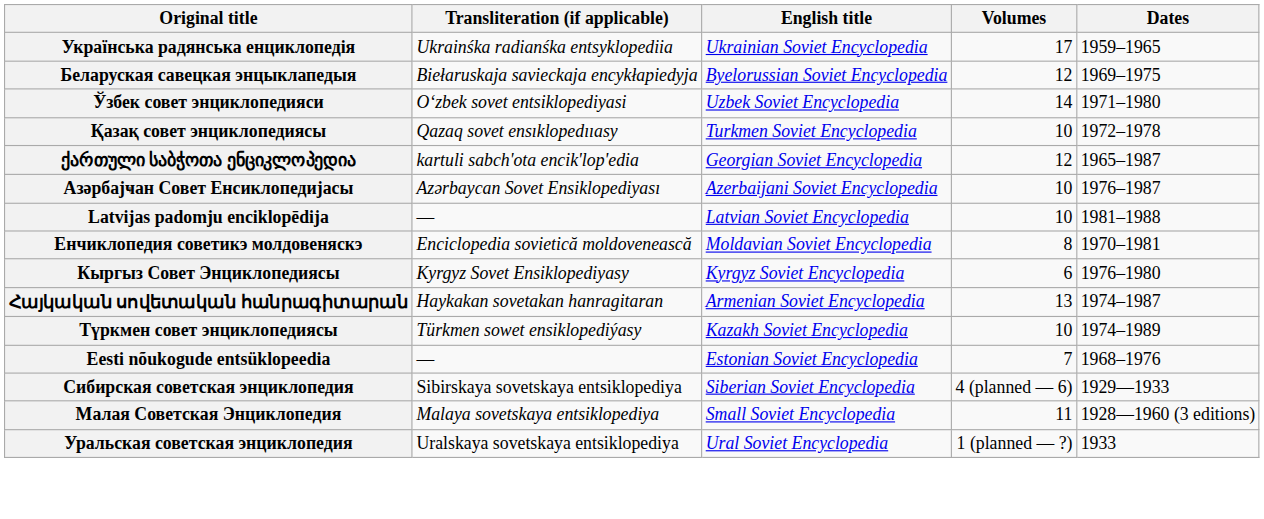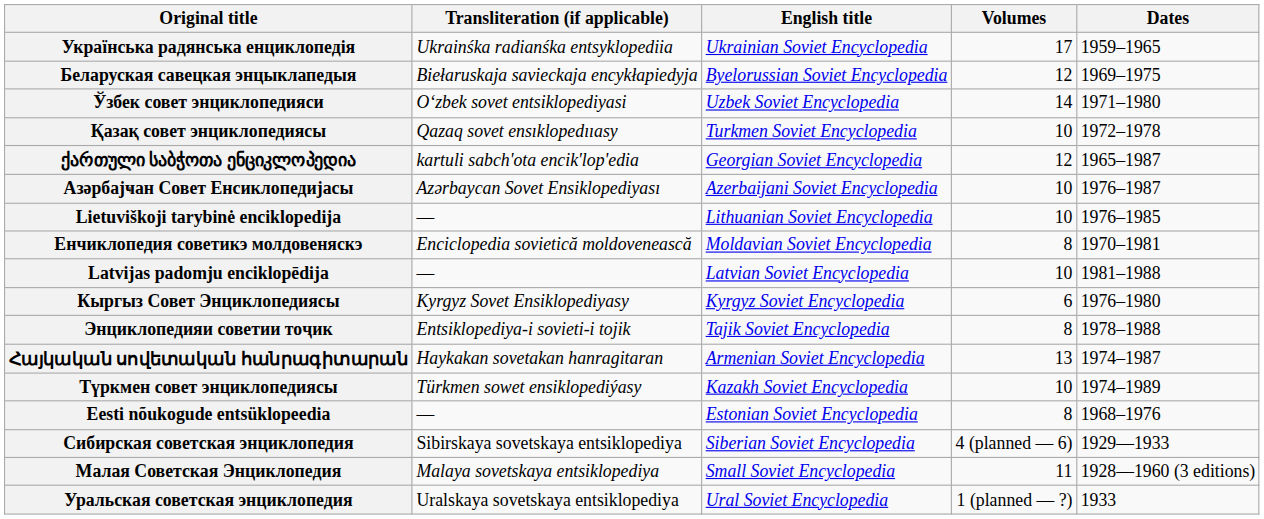+ row: (208, 216)
rows swapped: (208, 245) <-> (208, 216)
+ row: (208, 329)
(1068, 358) 7 -> (1068, 415) 8
